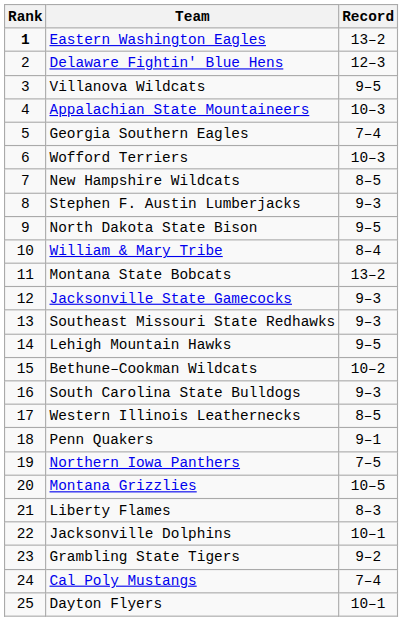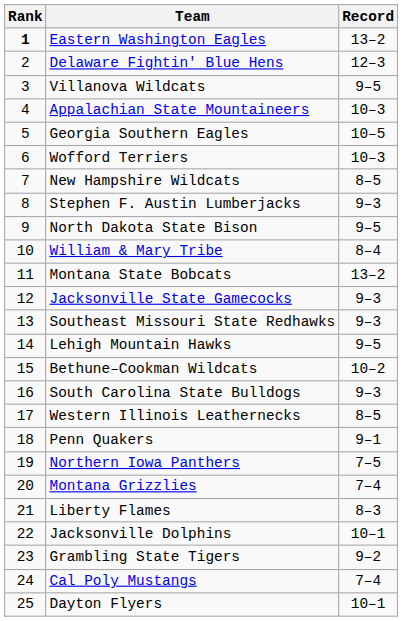(368, 134) 7–4 -> (368, 134) 10–5
(368, 487) 10–5 -> (368, 487) 7–4
